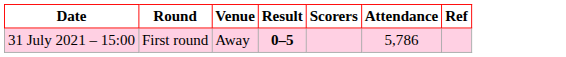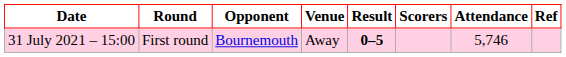+ column: (257, 16)
(402, 40) 5,786 -> (491, 40) 5,746
